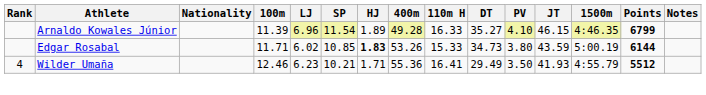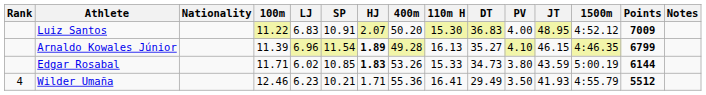+ row: (72, 30)
(373, 30) normal -> (373, 47) bold
(446, 30) 16.33 -> (446, 47) 16.13
